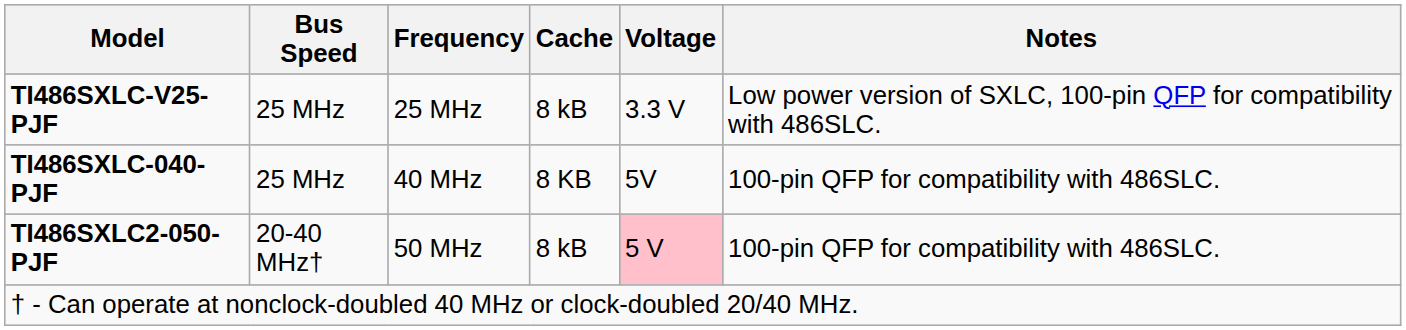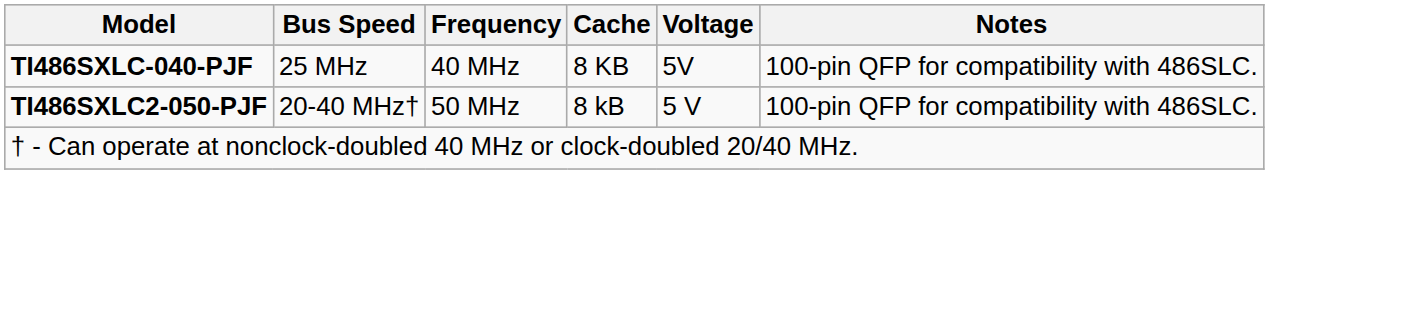- row: (110, 109)
(644, 248) pink background -> (682, 106) no background
